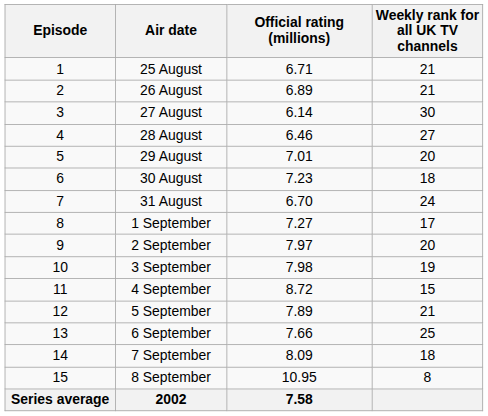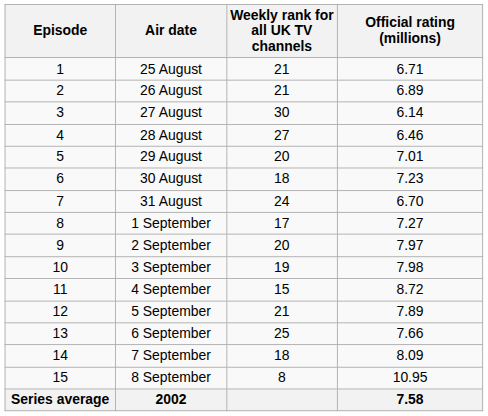columns swapped: (299, 31) <-> (427, 31)
